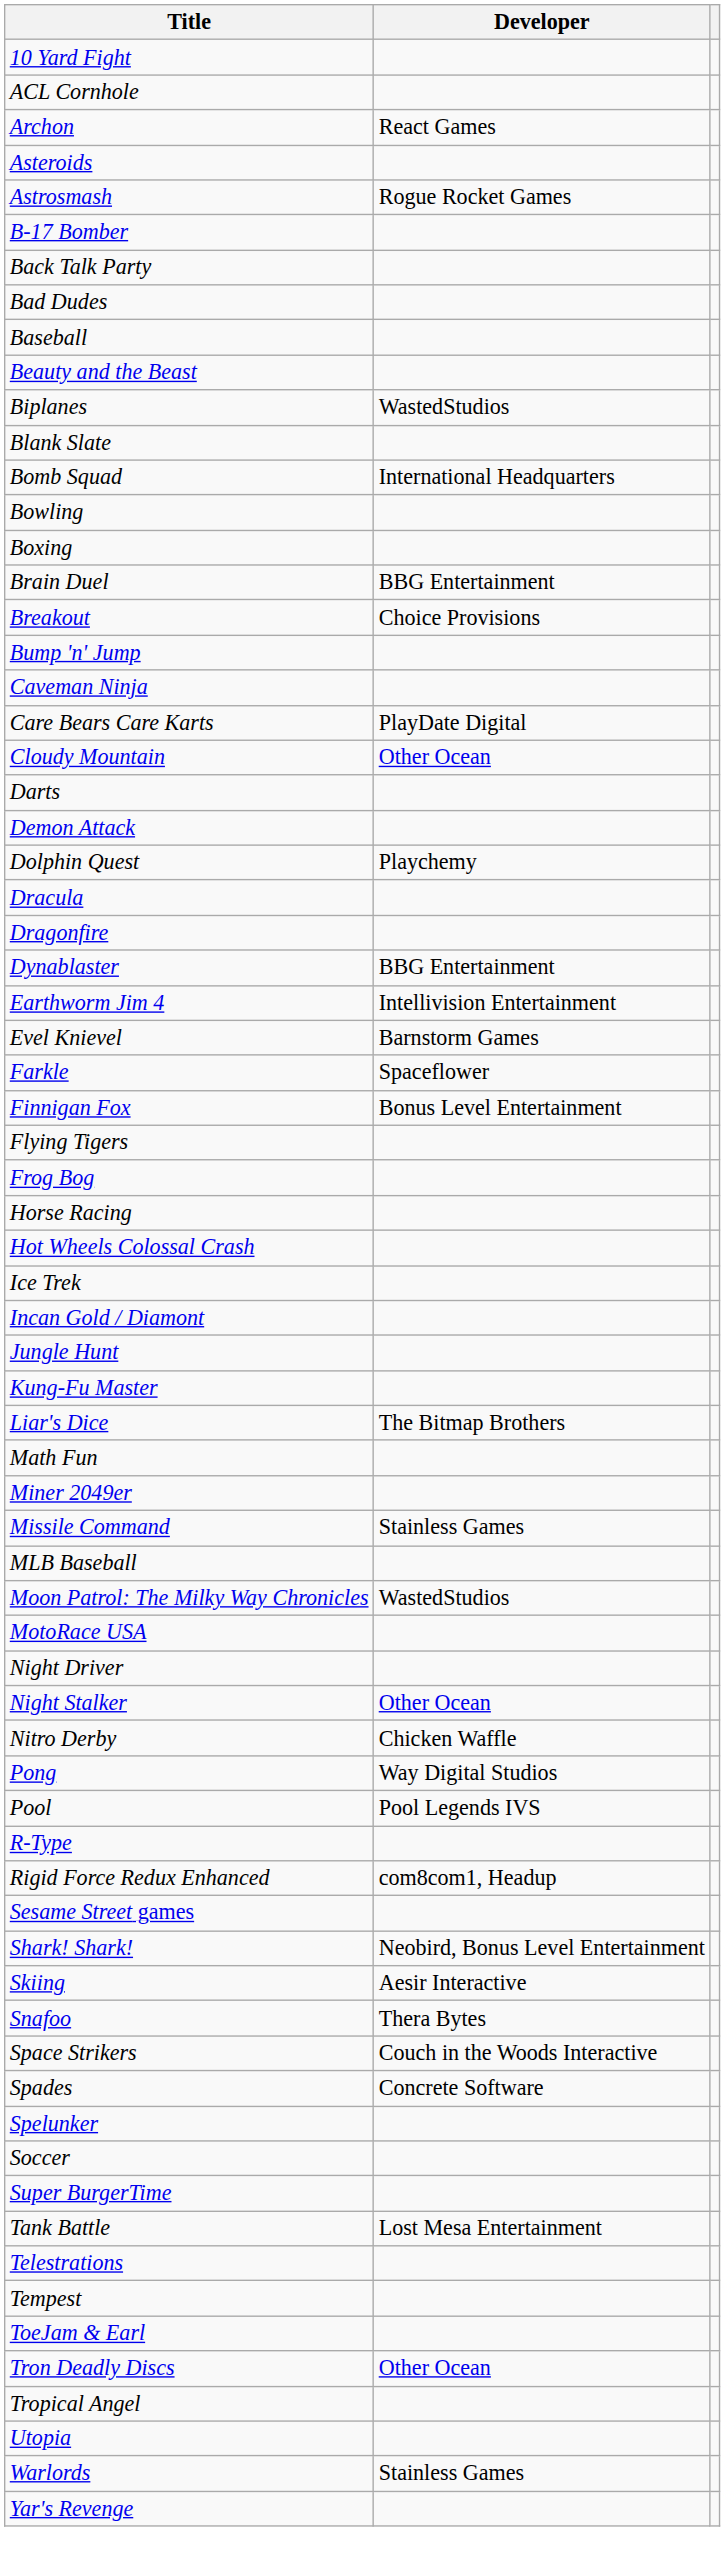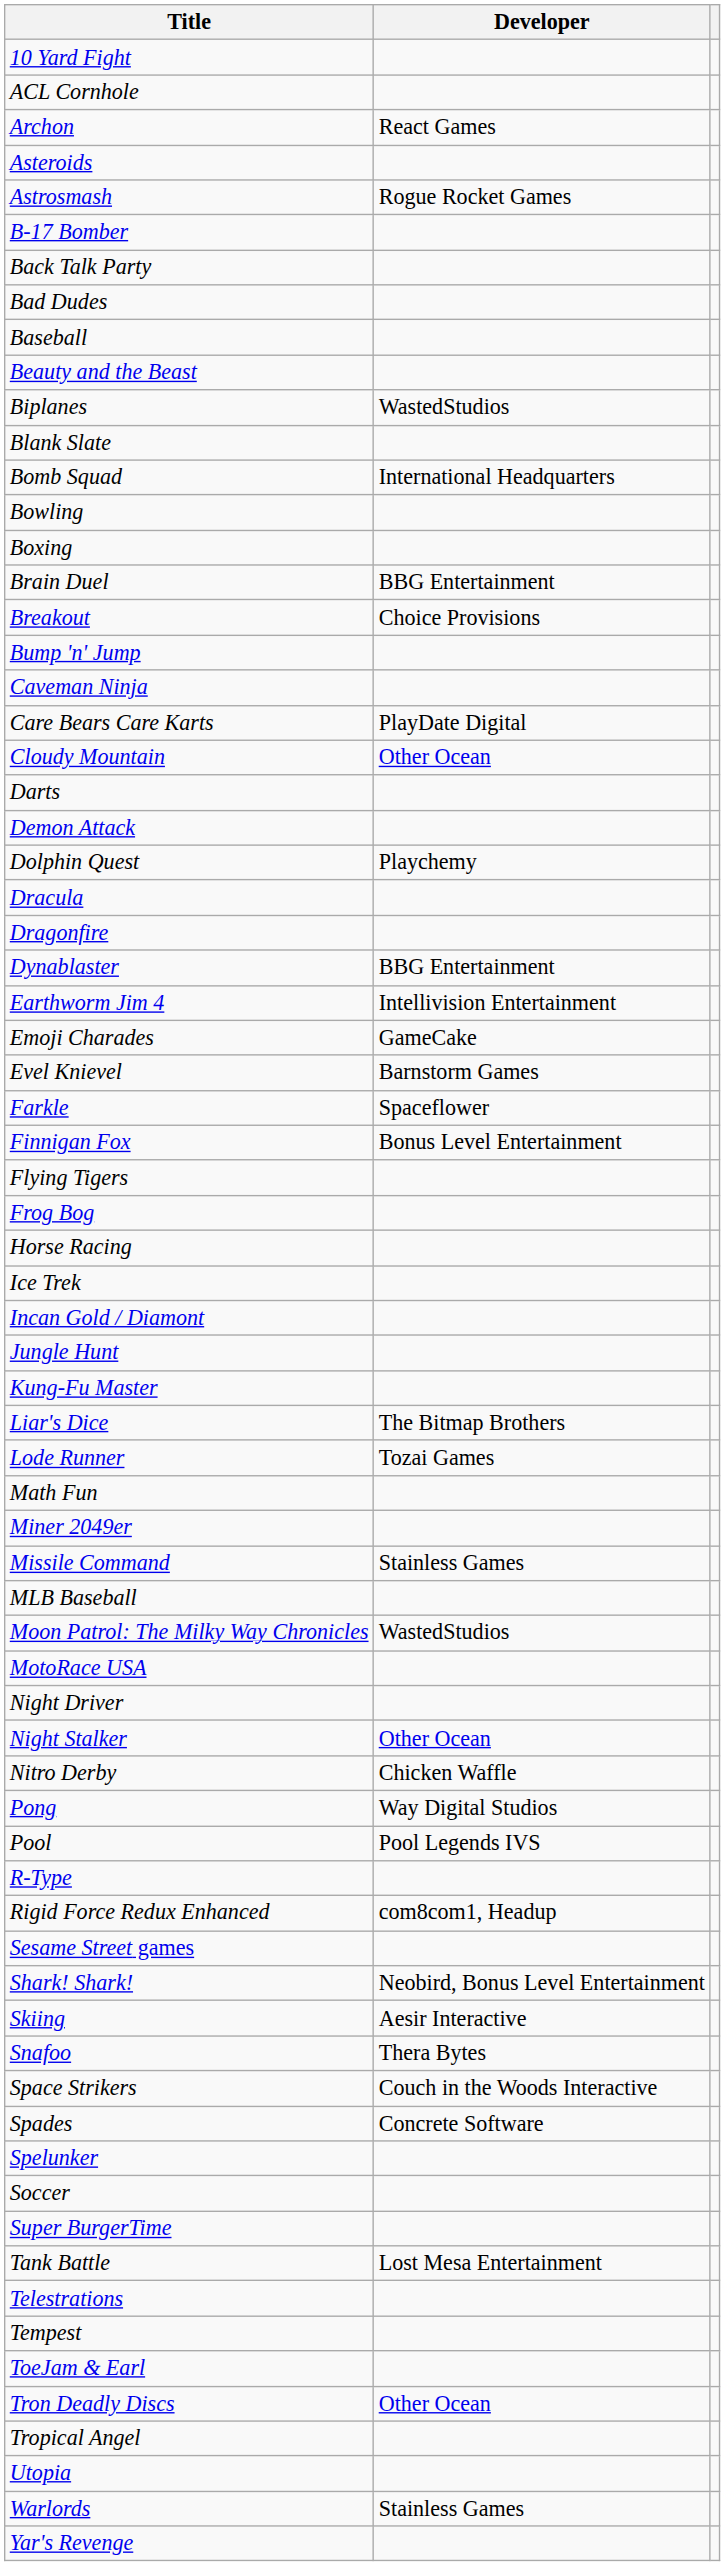+ row: (82, 1037)
- row: (132, 1247)
+ row: (67, 1457)
